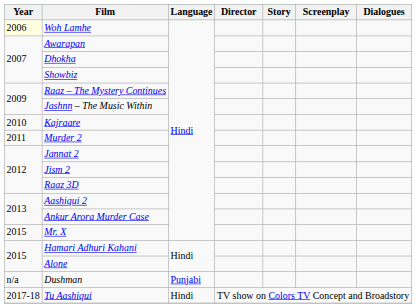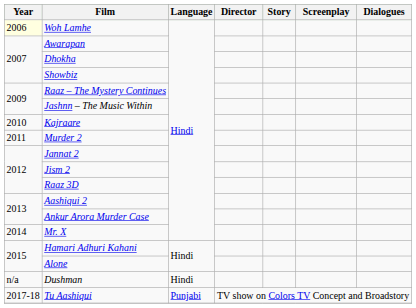(17, 232) 2015 -> (17, 232) 2014
(186, 279) Punjabi -> (182, 279) Hindi
(182, 295) Hindi -> (186, 295) Punjabi
